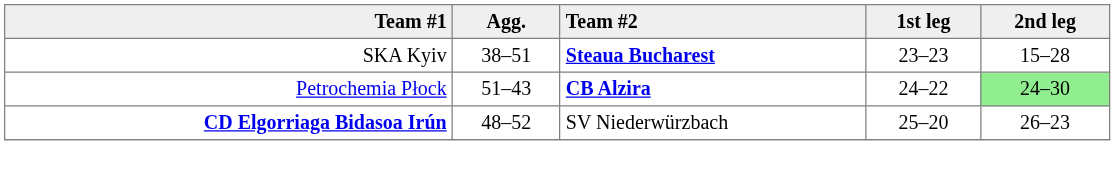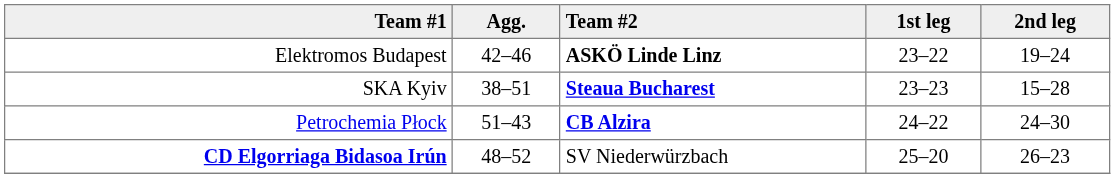+ row: (361, 55)
(1045, 88) lightgreen background -> (1045, 122) no background
